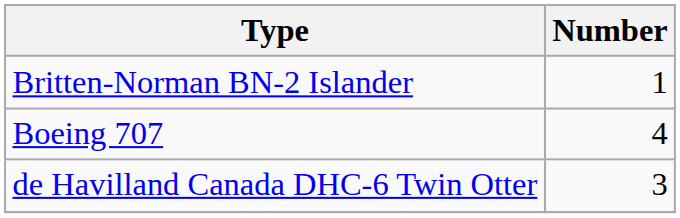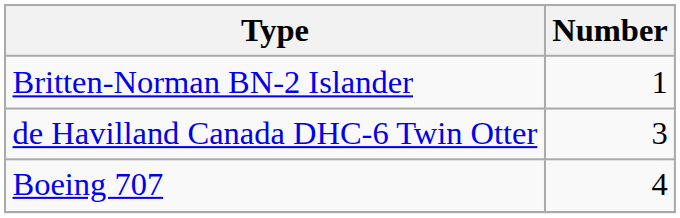rows swapped: (275, 184) <-> (88, 133)
